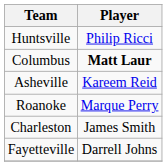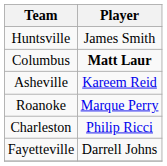(120, 37) Philip Ricci -> (120, 37) James Smith
(120, 127) James Smith -> (120, 127) Philip Ricci
